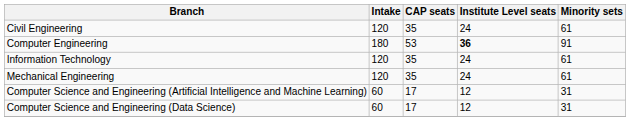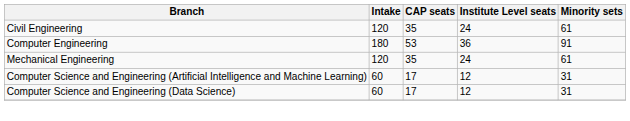(465, 44) bold -> (465, 44) normal
- row: (59, 60)
